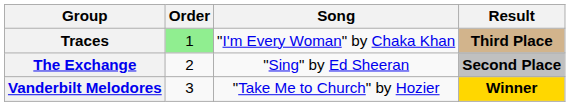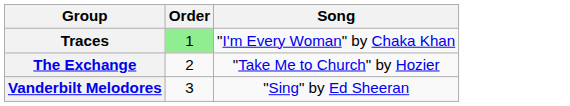- column: (512, 16)
(336, 64) "Sing" by Ed Sheeran -> (336, 64) "Take Me to Church" by Hozier
(336, 88) "Take Me to Church" by Hozier -> (336, 88) "Sing" by Ed Sheeran
